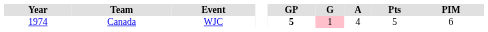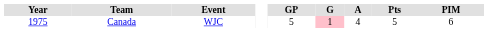(38, 22) 1974 -> (38, 22) 1975
(291, 22) bold -> (291, 22) normal
